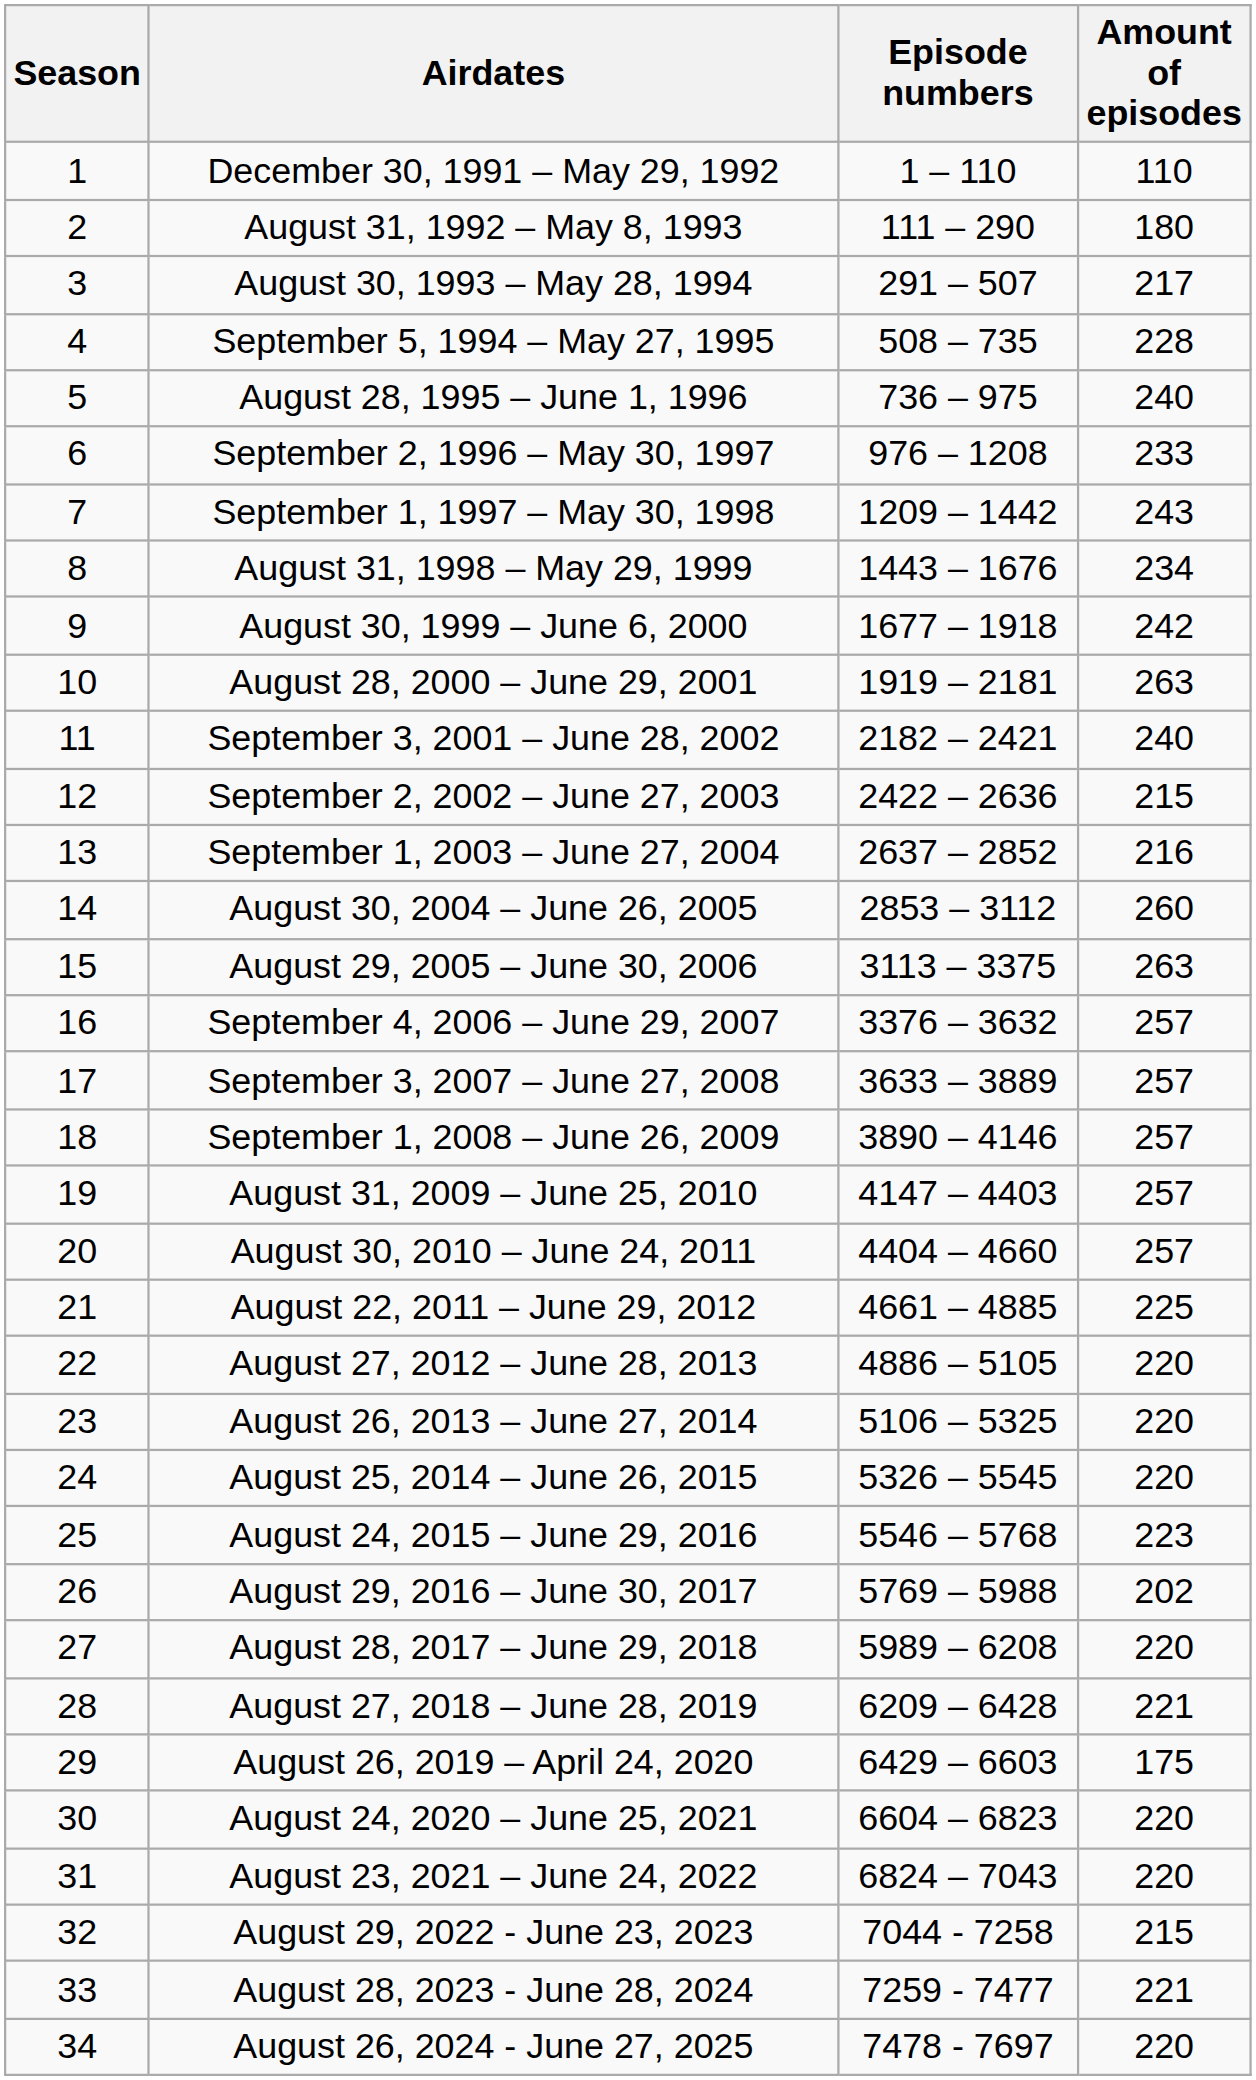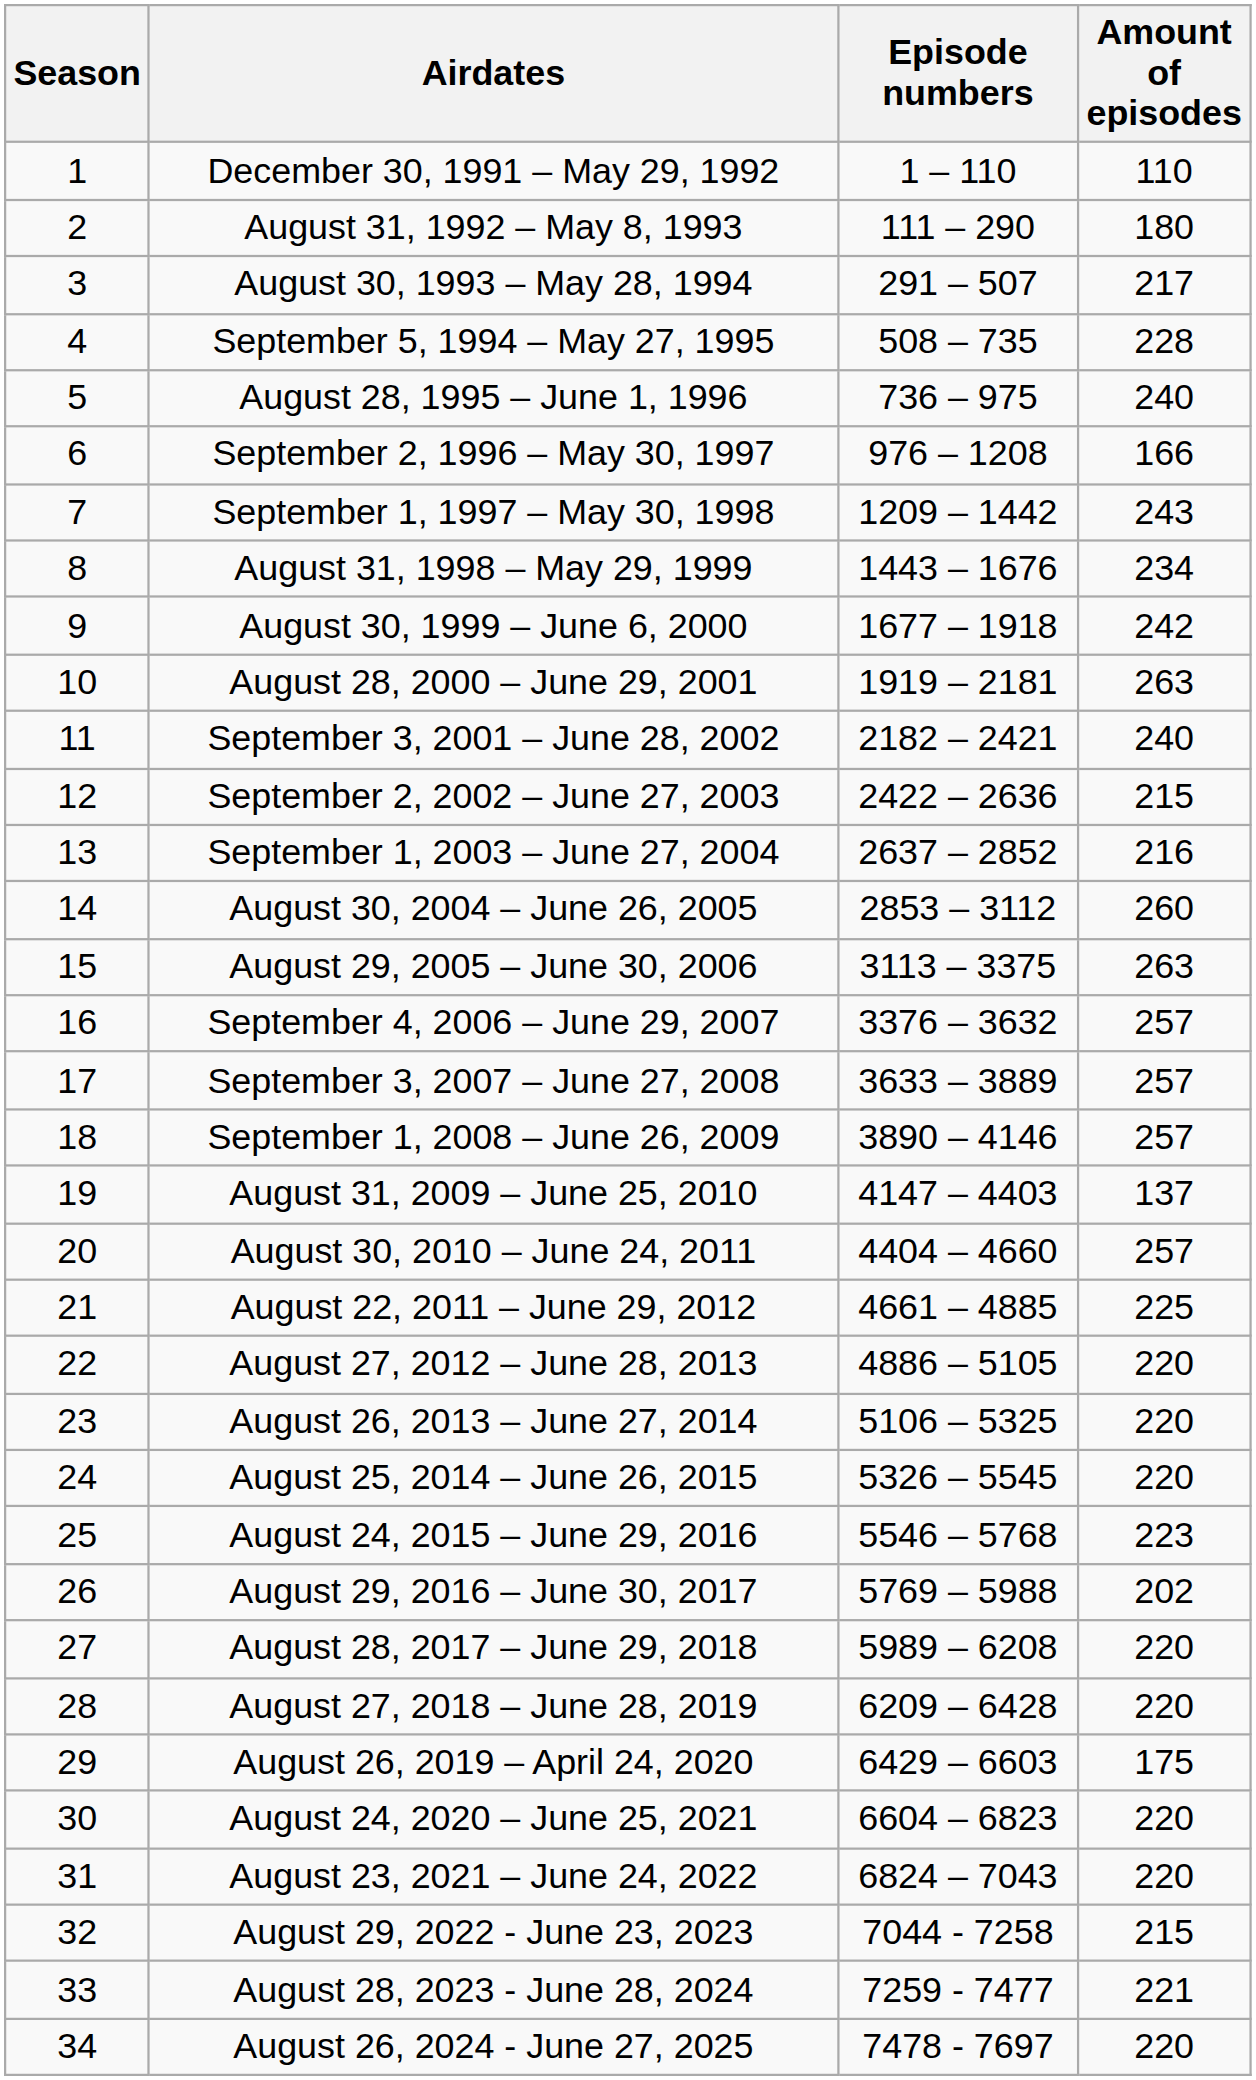(1164, 454) 233 -> (1164, 454) 166
(1164, 1193) 257 -> (1164, 1193) 137
(1164, 1705) 221 -> (1164, 1705) 220
